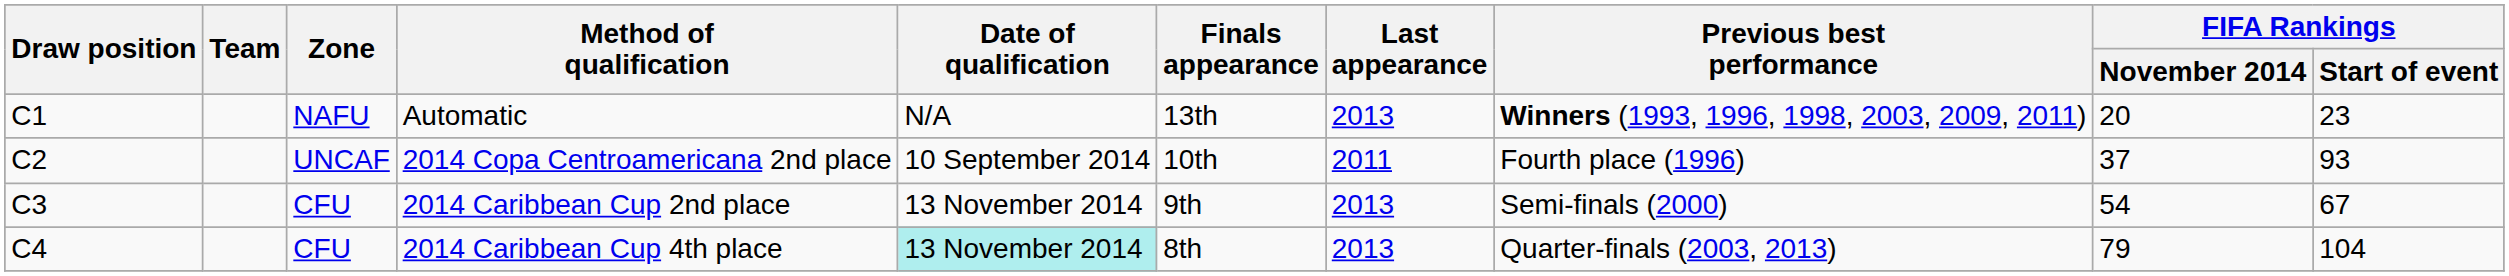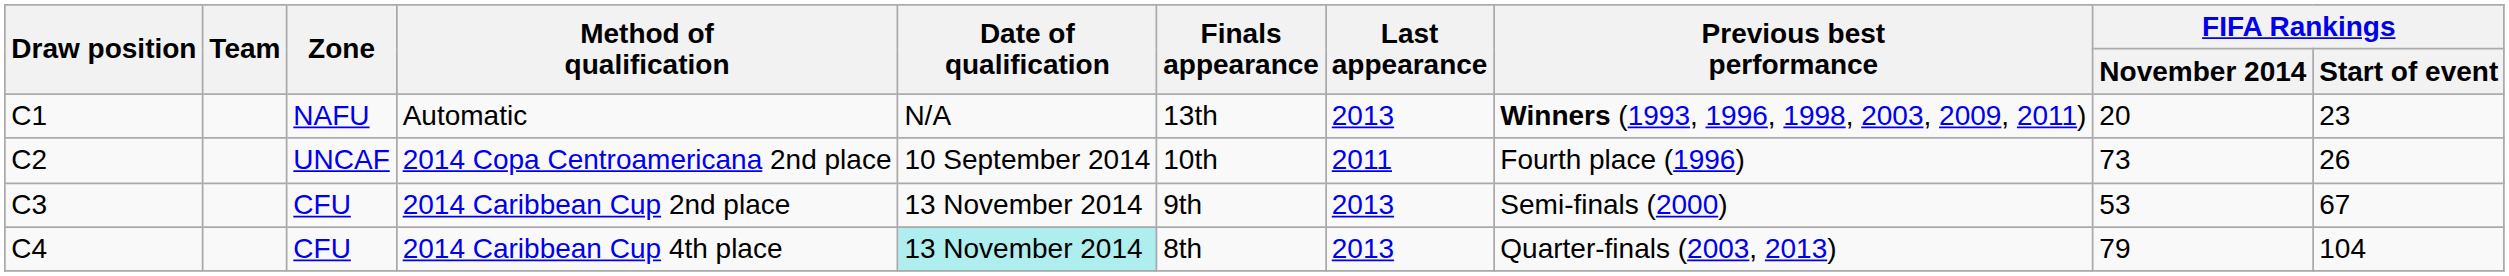(2115, 159) 37 -> (2115, 159) 73
(2335, 159) 93 -> (2335, 159) 26
(2115, 204) 54 -> (2115, 204) 53
